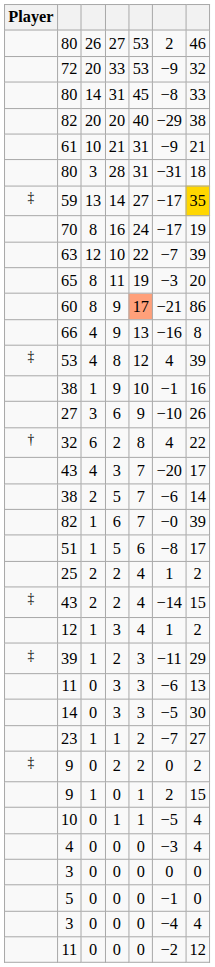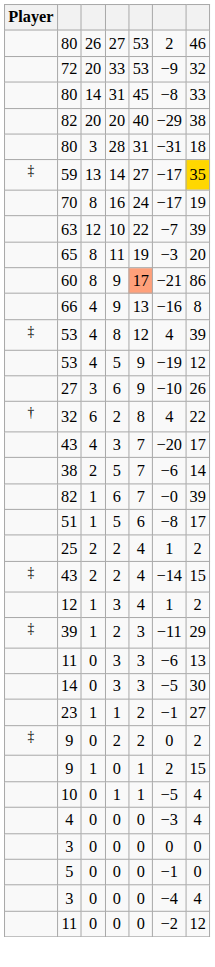- row: (69, 146)
- row: (69, 388)
+ row: (69, 362)
(169, 738) −7 -> (169, 712) −1
